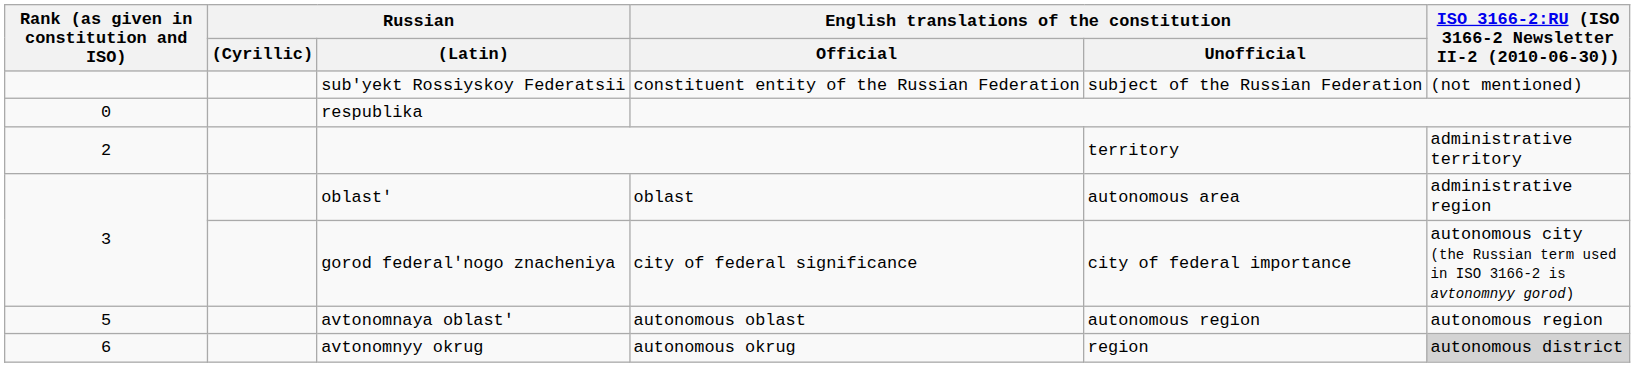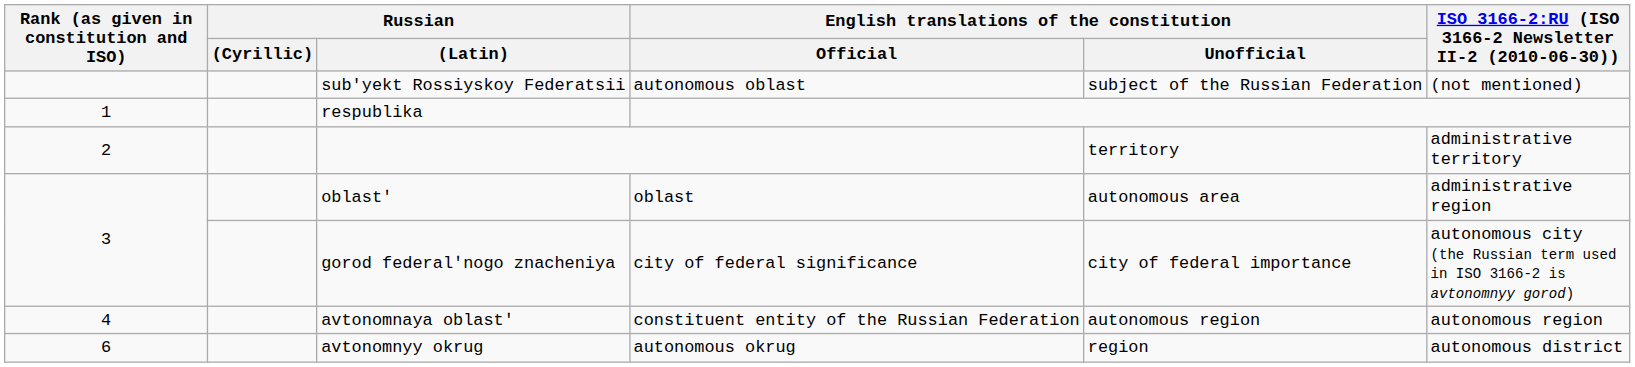(857, 85) constituent entity of the Russian Federation -> (720, 85) autonomous oblast
(106, 113) 0 -> (106, 113) 1
(106, 320) 5 -> (106, 320) 4
(720, 320) autonomous oblast -> (857, 320) constituent entity of the Russian Federation
(1527, 348) lightgrey background -> (1527, 348) no background
